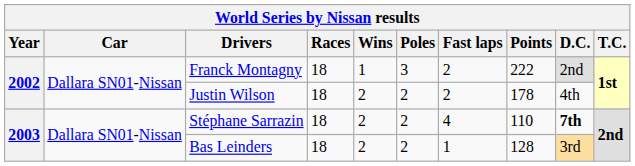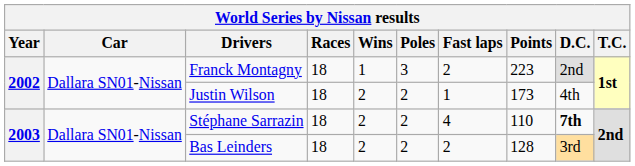(522, 69) 222 -> (522, 69) 223
(447, 95) 2 -> (447, 95) 1
(522, 95) 178 -> (522, 95) 173
(447, 147) 1 -> (447, 147) 2
